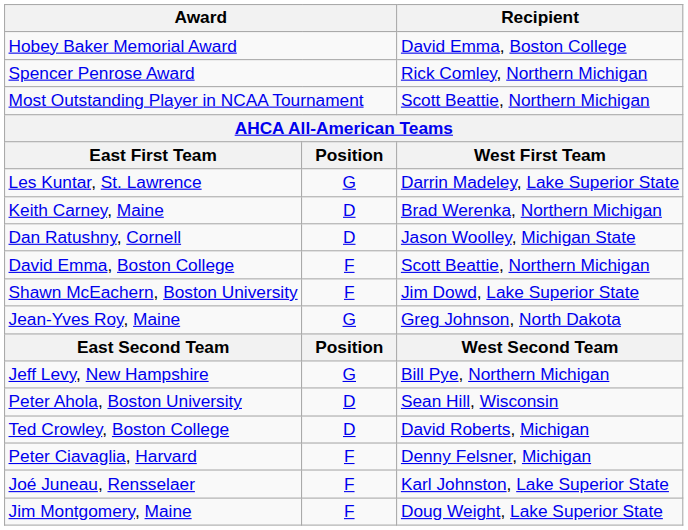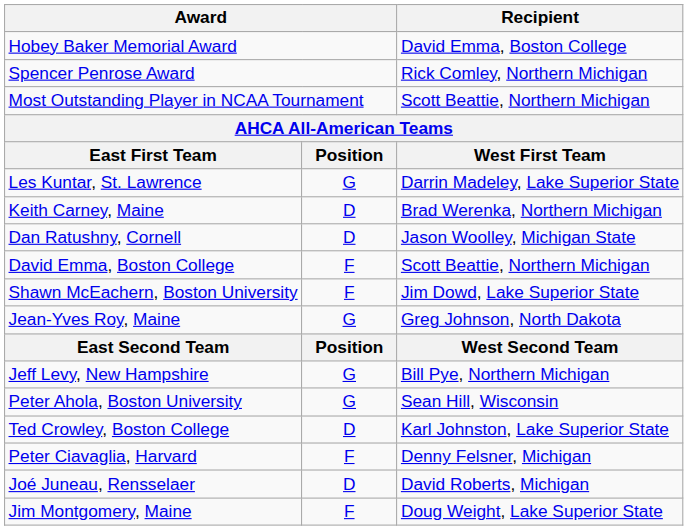(349, 401) D -> (349, 401) G
(495, 429) David Roberts, Michigan -> (535, 429) Karl Johnston, Lake Superior State
(349, 484) F -> (349, 484) D
(535, 484) Karl Johnston, Lake Superior State -> (495, 484) David Roberts, Michigan
